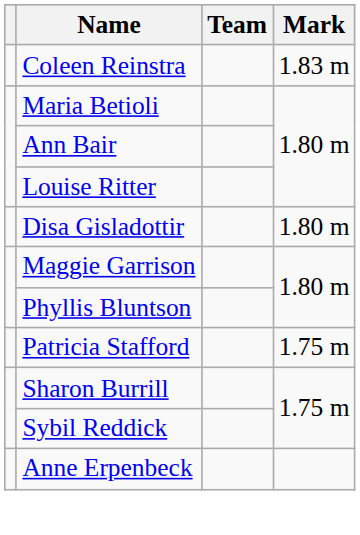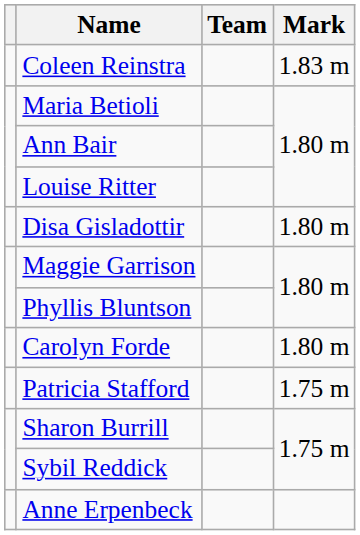+ row: (96, 347)
